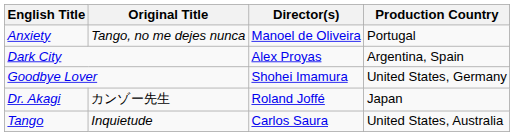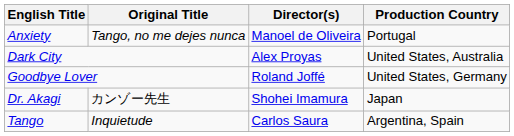(415, 56) Argentina, Spain -> (435, 56) United States, Australia
(300, 77) Shohei Imamura -> (288, 77) Roland Joffé
(288, 99) Roland Joffé -> (300, 99) Shohei Imamura
(435, 121) United States, Australia -> (415, 121) Argentina, Spain
